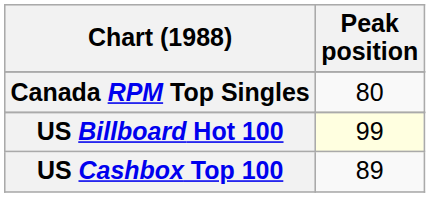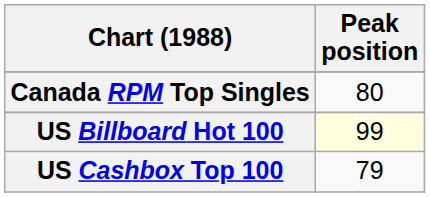(370, 171) 89 -> (370, 171) 79
